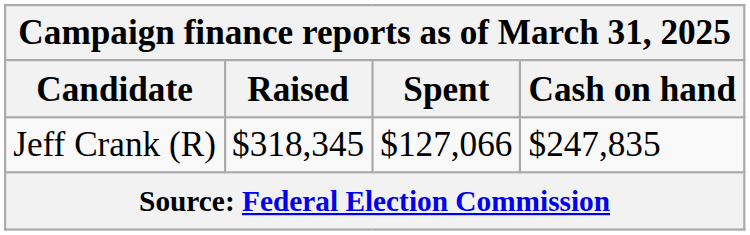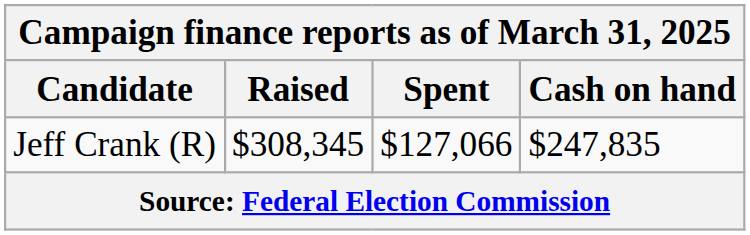(298, 144) $318,345 -> (298, 144) $308,345
